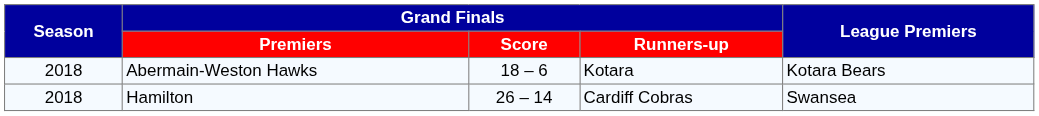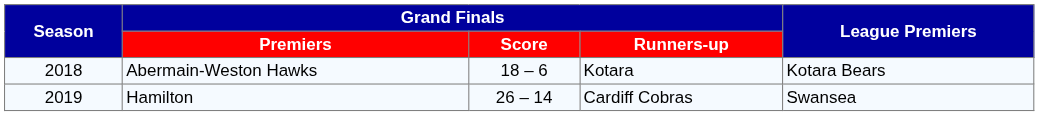(64, 97) 2018 -> (64, 97) 2019
